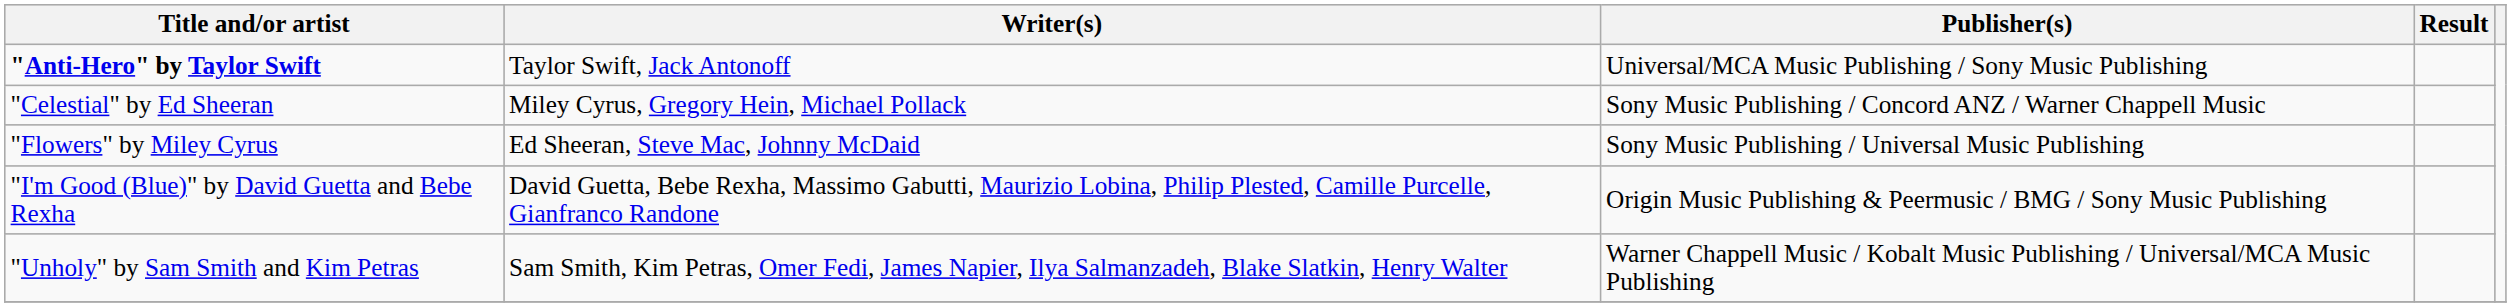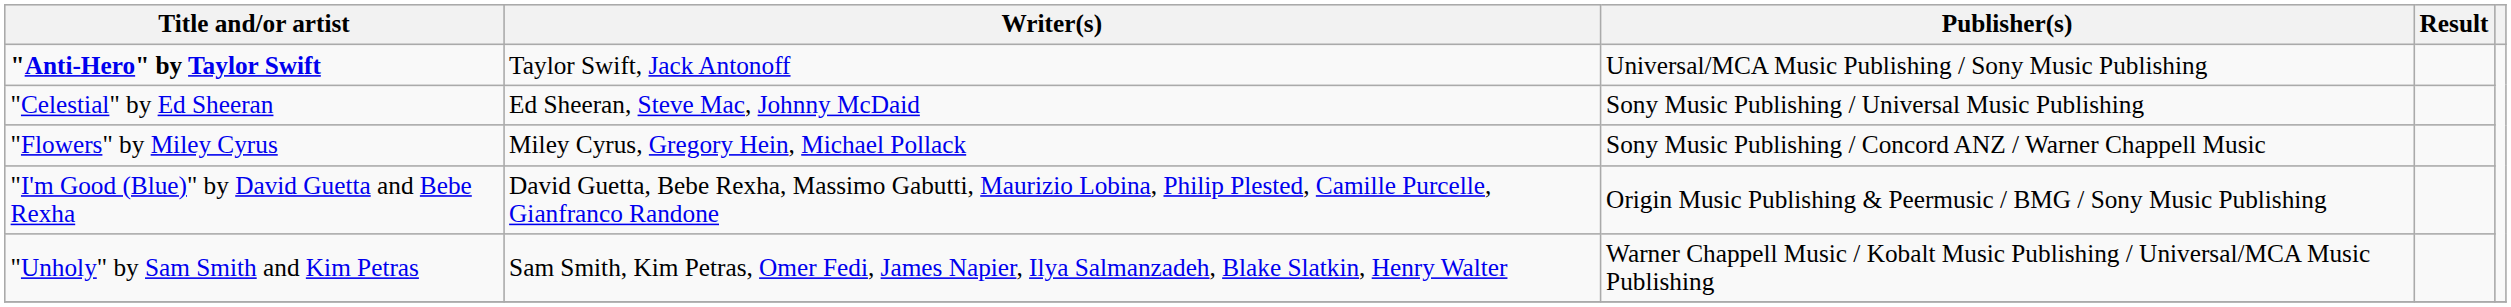(738, 104) Miley Cyrus, Gregory Hein, Michael Pollack -> (714, 104) Ed Sheeran, Steve Mac, Johnny McDaid
(1936, 104) Sony Music Publishing / Concord ANZ / Warner Chappell Music -> (1875, 104) Sony Music Publishing / Universal Music Publishing
(714, 144) Ed Sheeran, Steve Mac, Johnny McDaid -> (738, 144) Miley Cyrus, Gregory Hein, Michael Pollack
(1875, 144) Sony Music Publishing / Universal Music Publishing -> (1936, 144) Sony Music Publishing / Concord ANZ / Warner Chappell Music
